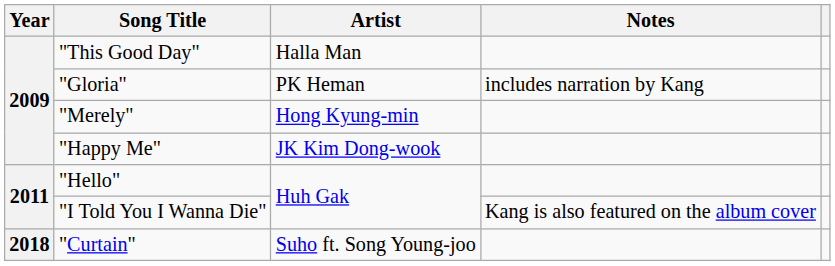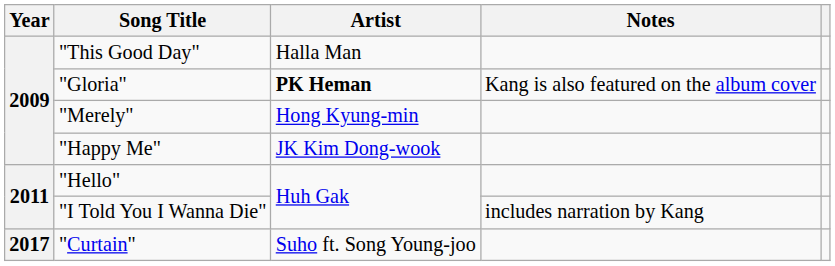(320, 84) normal -> (324, 84) bold
(594, 84) includes narration by Kang -> (650, 84) Kang is also featured on the album cover
(650, 212) Kang is also featured on the album cover -> (594, 212) includes narration by Kang
(29, 244) 2018 -> (29, 244) 2017
